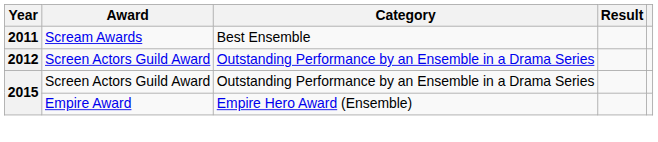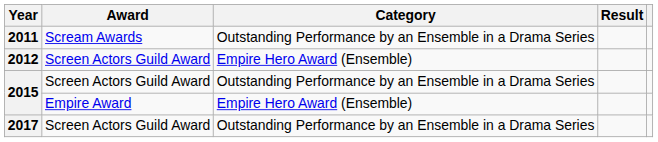(264, 37) Best Ensemble -> (406, 37) Outstanding Performance by an Ensemble in a Drama Series
(406, 59) Outstanding Performance by an Ensemble in a Drama Series -> (315, 59) Empire Hero Award (Ensemble)
+ row: (23, 125)
